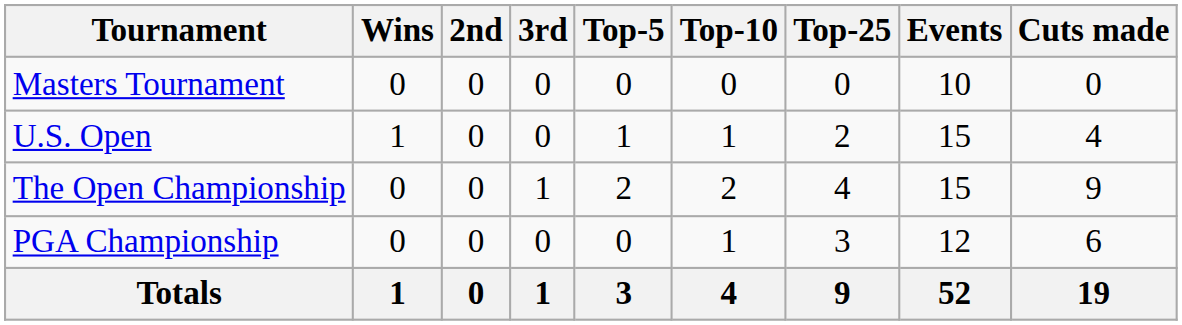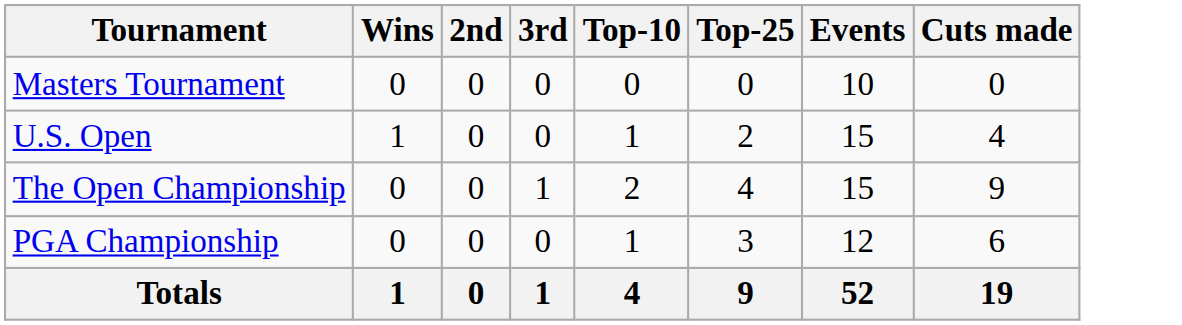- column: (624, 30)
